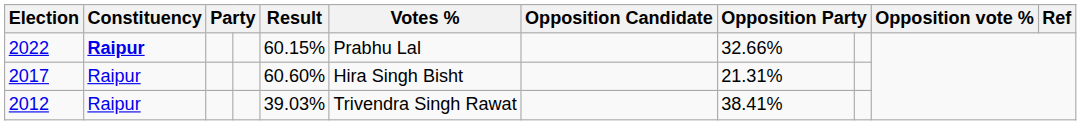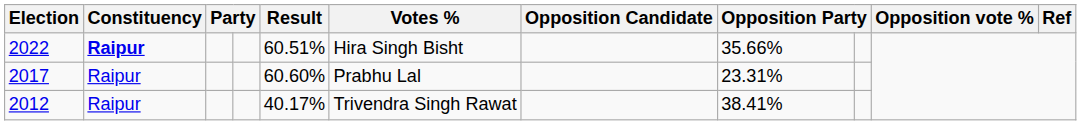(294, 47) 60.15% -> (294, 47) 60.51%
(377, 47) Prabhu Lal -> (398, 47) Hira Singh Bisht
(752, 47) 32.66% -> (752, 47) 35.66%
(398, 76) Hira Singh Bisht -> (377, 76) Prabhu Lal
(752, 76) 21.31% -> (752, 76) 23.31%
(294, 104) 39.03% -> (294, 104) 40.17%
